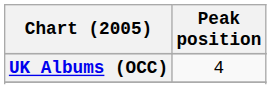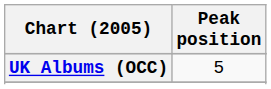(219, 68) 4 -> (219, 68) 5
